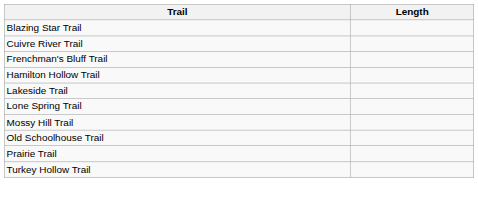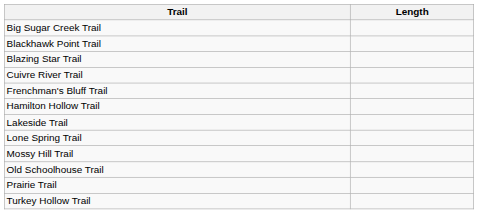+ row: (54, 28)
+ row: (54, 43)
